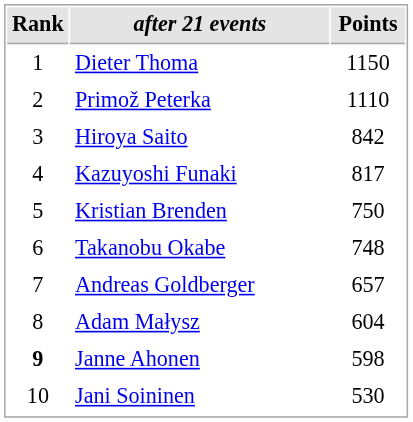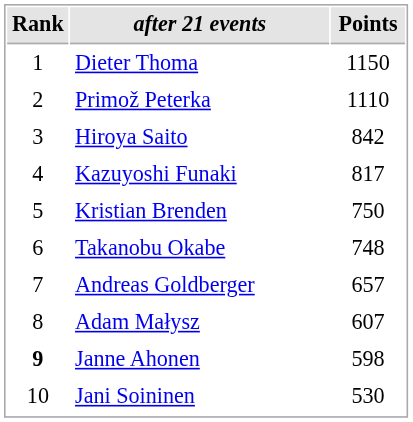(368, 322) 604 -> (368, 322) 607
